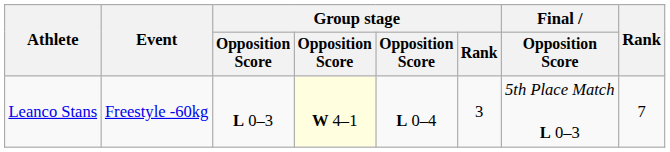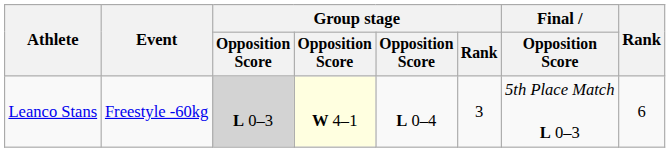(253, 121) no background -> (253, 121) lightgrey background
(642, 111) 7 -> (642, 111) 6
